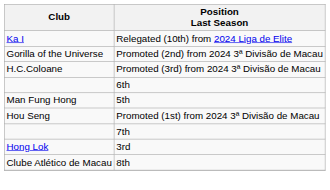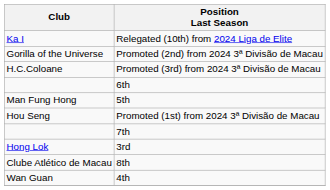+ row: (123, 178)
